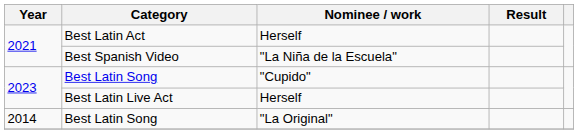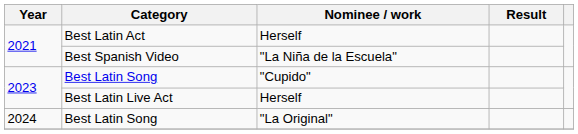(22, 118) 2014 -> (22, 118) 2024
